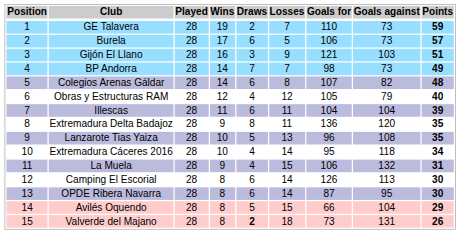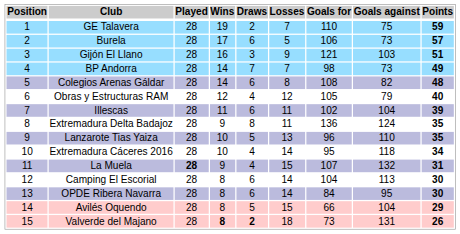(387, 27) 73 -> (387, 27) 75
(329, 82) 107 -> (329, 82) 108
(329, 110) 104 -> (329, 110) 102
(387, 124) 120 -> (387, 124) 124
(387, 138) 108 -> (387, 138) 110
(192, 166) normal -> (192, 166) bold
(329, 166) 106 -> (329, 166) 107
(329, 179) 126 -> (329, 179) 104
(329, 193) 87 -> (329, 193) 84
(222, 221) normal -> (222, 221) bold
